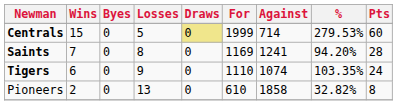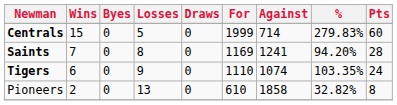(188, 33) khaki background -> (188, 33) no background
(339, 33) 279.53% -> (339, 33) 279.83%
